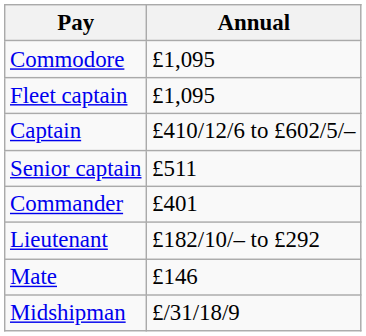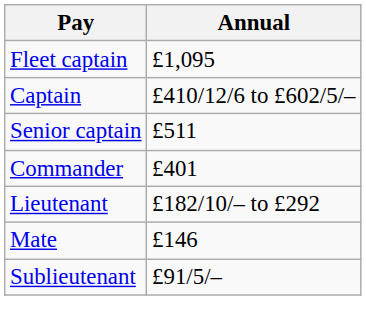- row: (67, 58)
+ row: (73, 276)
- row: (68, 312)
